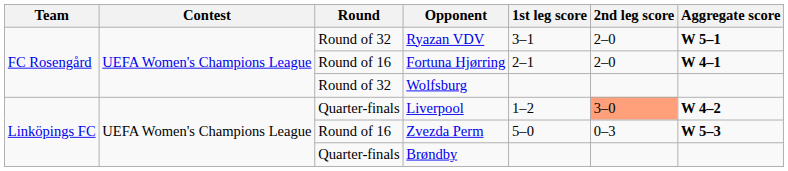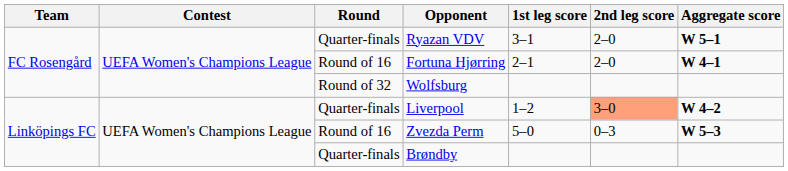(355, 39) Round of 32 -> (359, 39) Quarter-finals
